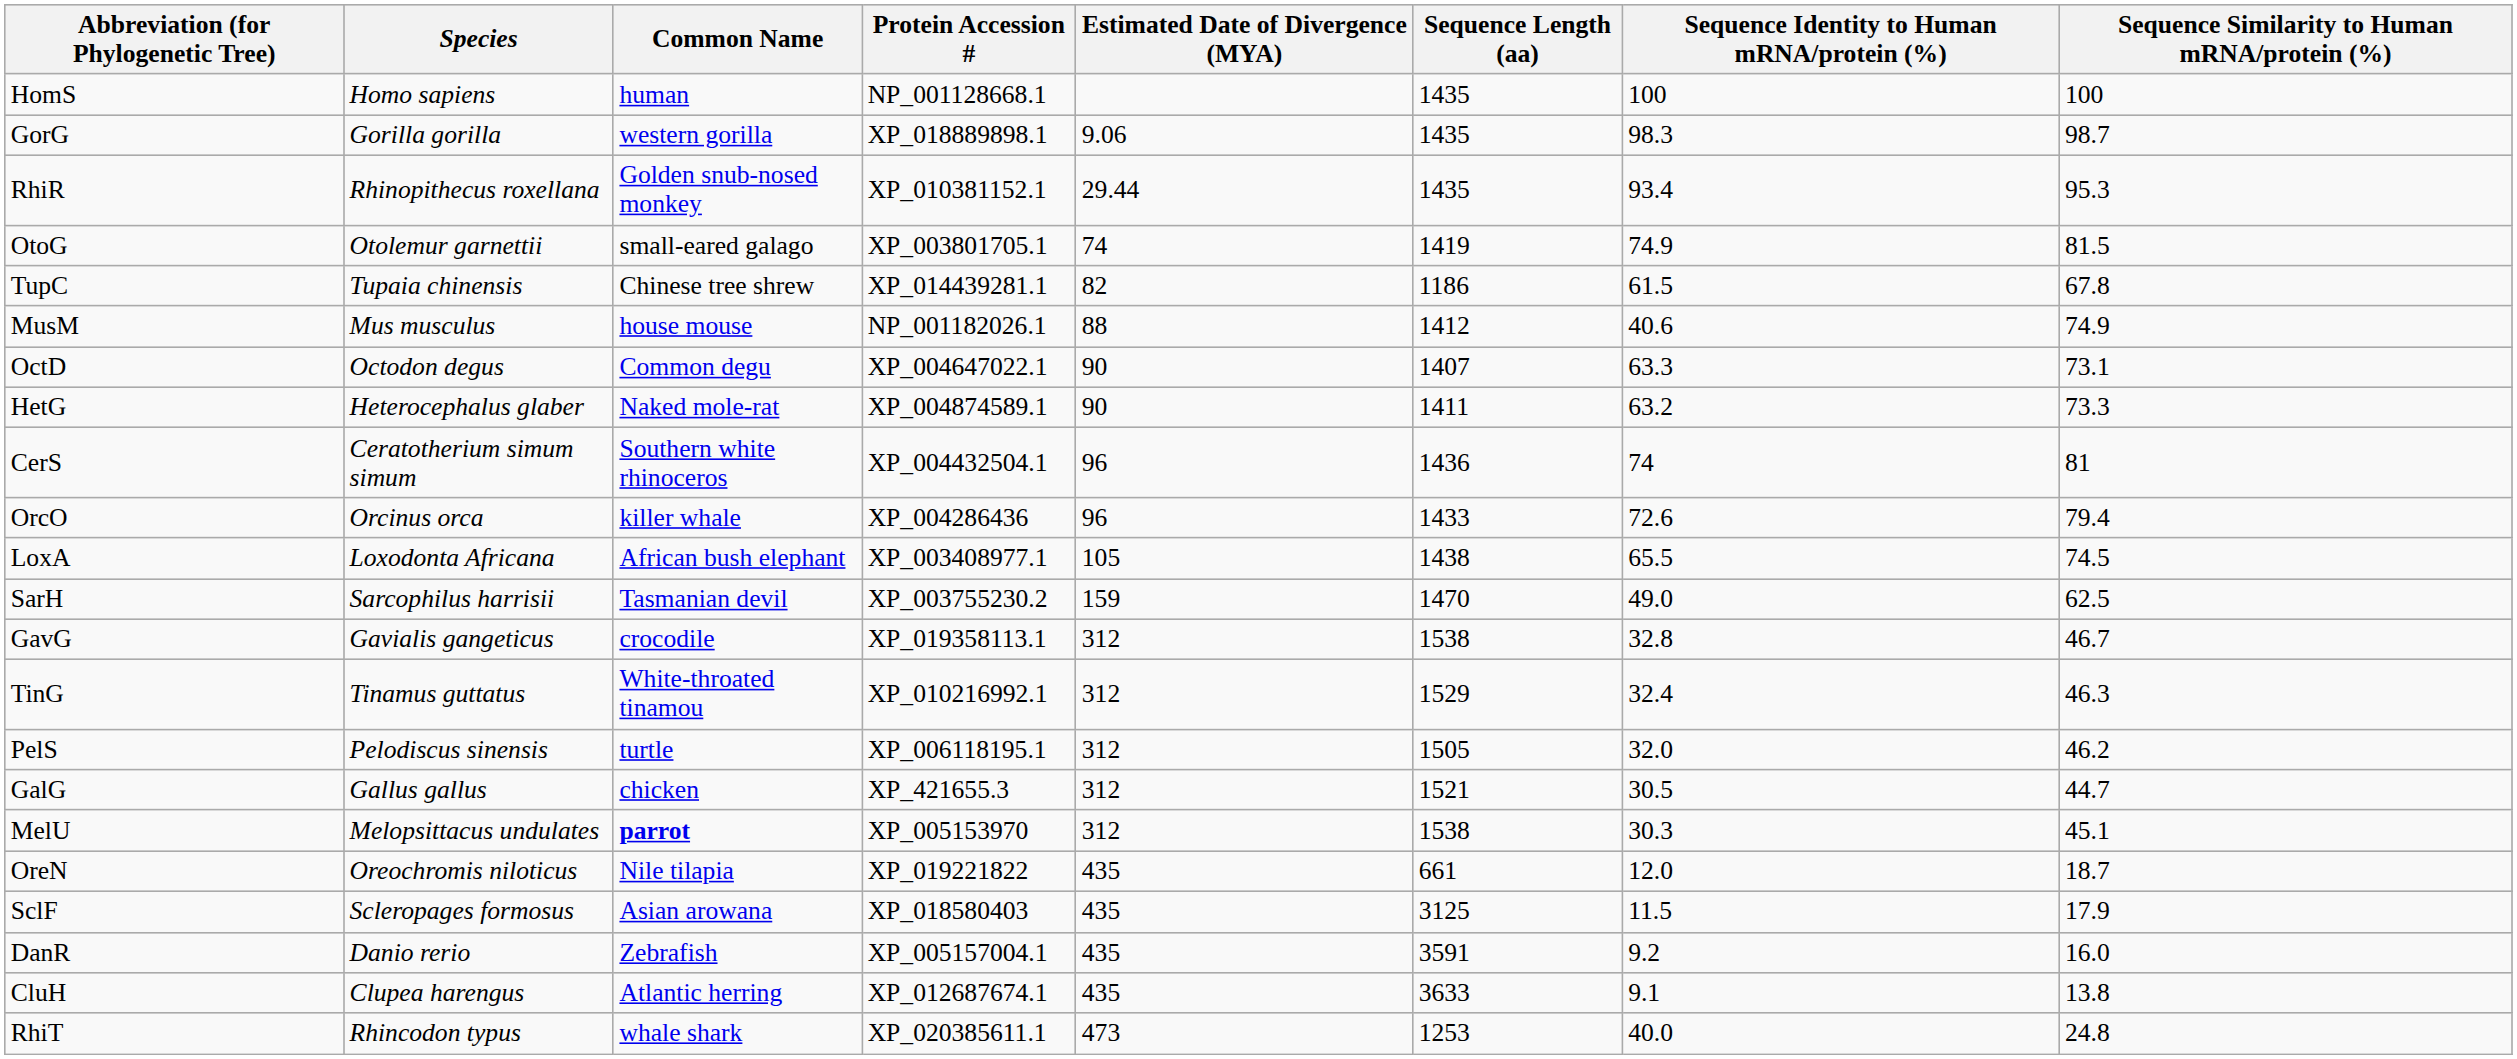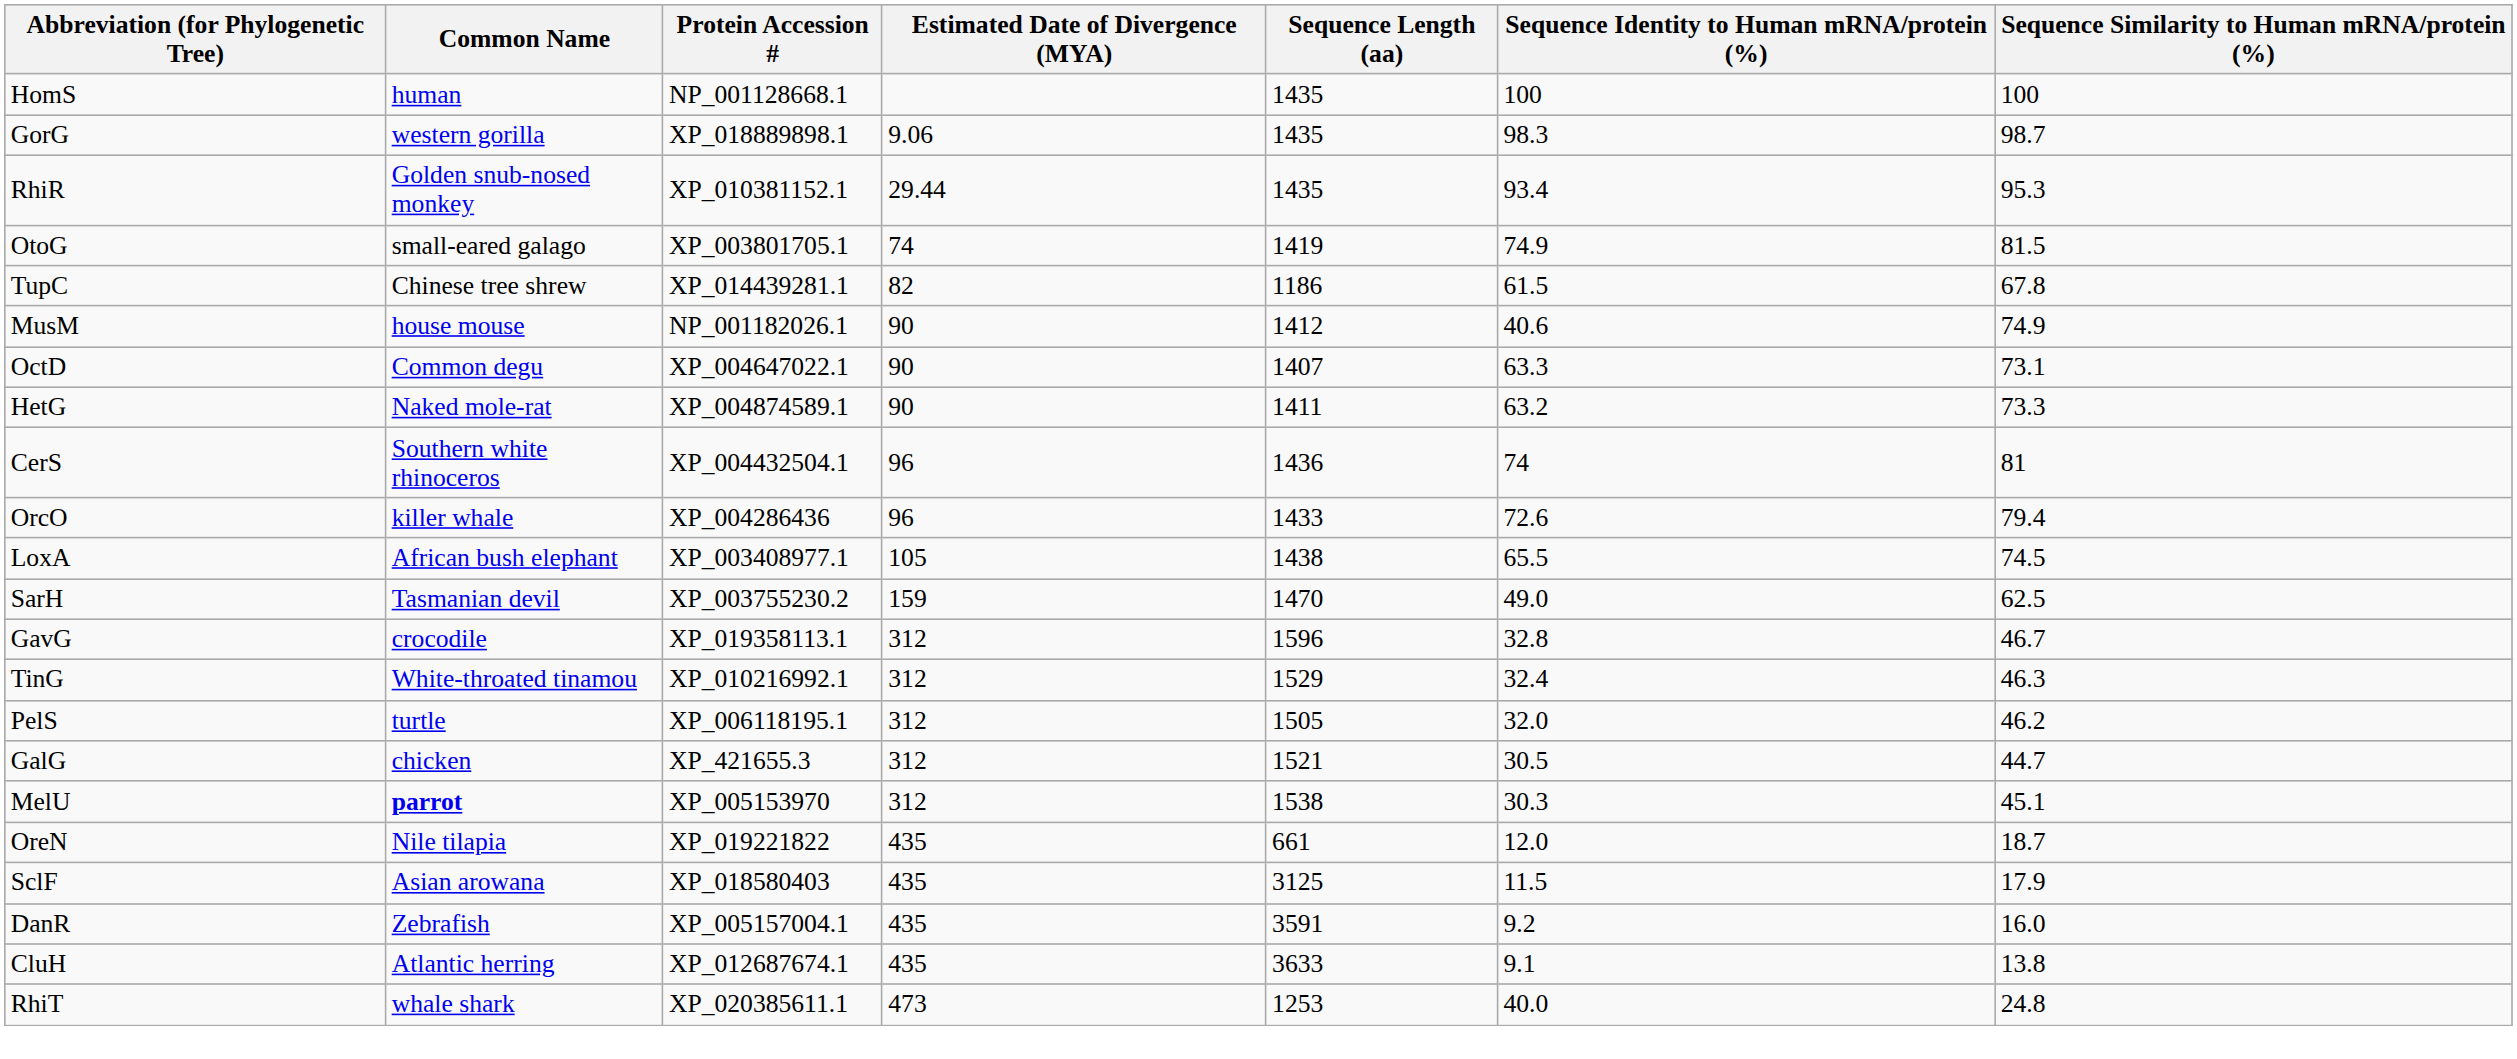- column: (479, 39)
(1095, 326) 88 -> (901, 326) 90
(1444, 639) 1538 -> (1298, 639) 1596
